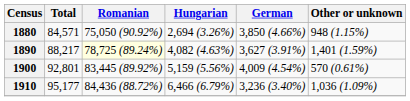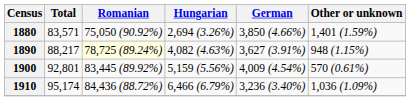(63, 31) 84,571 -> (63, 31) 83,571
(339, 31) 948 (1.15%) -> (344, 31) 1,401 (1.59%)
(344, 50) 1,401 (1.59%) -> (339, 50) 948 (1.15%)
(63, 86) 95,177 -> (63, 86) 95,174
